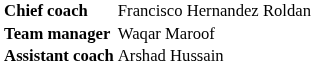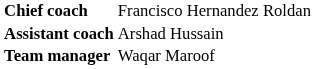rows swapped: (59, 56) <-> (57, 33)
